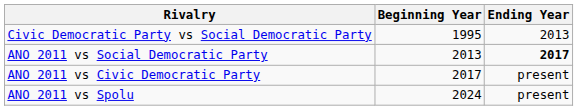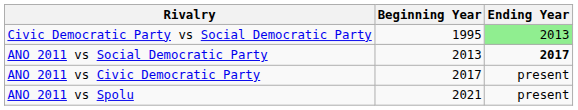(555, 35) no background -> (555, 35) lightgreen background
(467, 95) 2024 -> (467, 95) 2021
